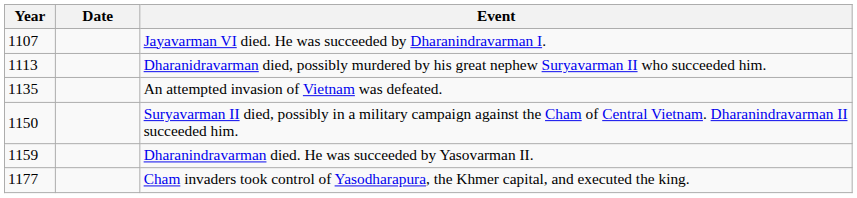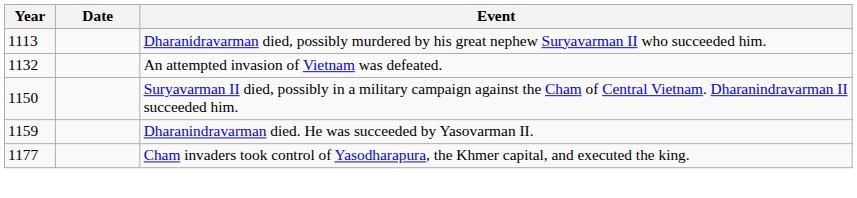- row: (345, 41)
(23, 89) 1135 -> (23, 65) 1132
